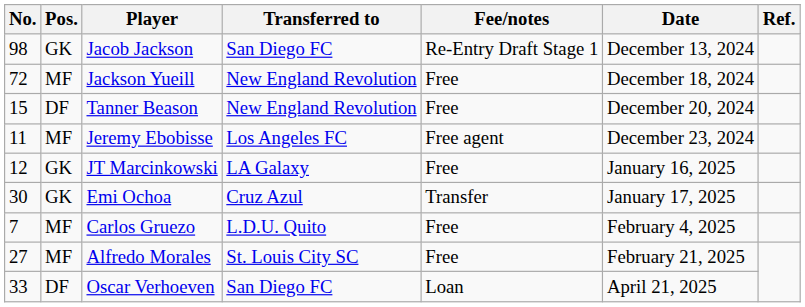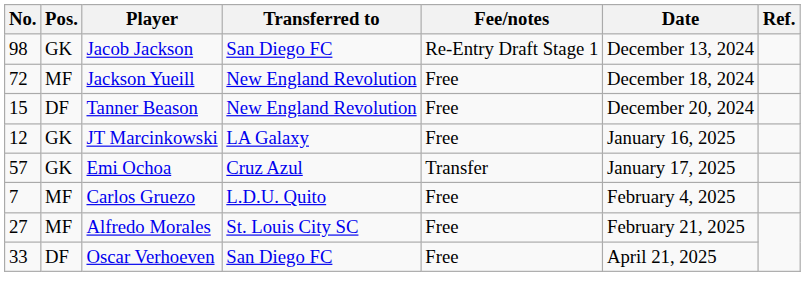- row: (150, 138)
(18, 197) 30 -> (18, 167) 57
(444, 286) Loan -> (442, 256) Free
